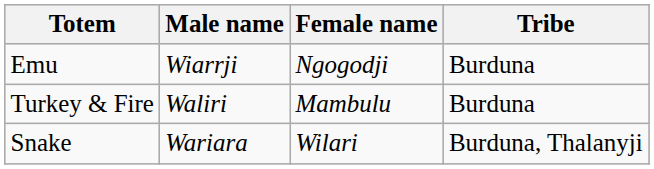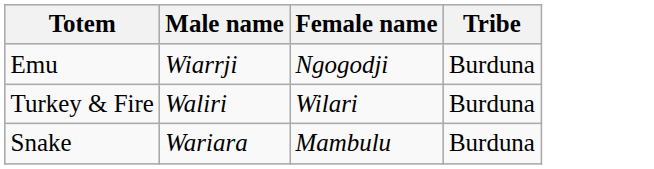(343, 103) Mambulu -> (327, 103) Wilari
(327, 143) Wilari -> (343, 143) Mambulu
(546, 143) Burduna, Thalanyji -> (492, 143) Burduna
